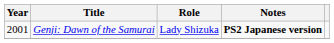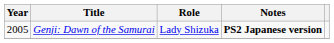(18, 30) 2001 -> (18, 30) 2005
